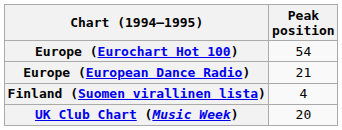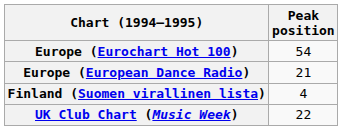(303, 115) 20 -> (303, 115) 22
